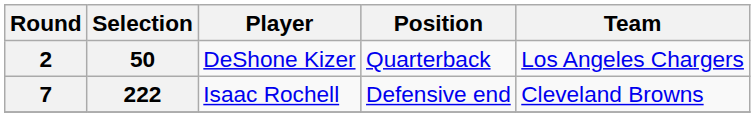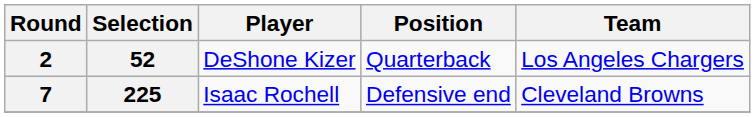(142, 59) 50 -> (142, 59) 52
(142, 95) 222 -> (142, 95) 225
